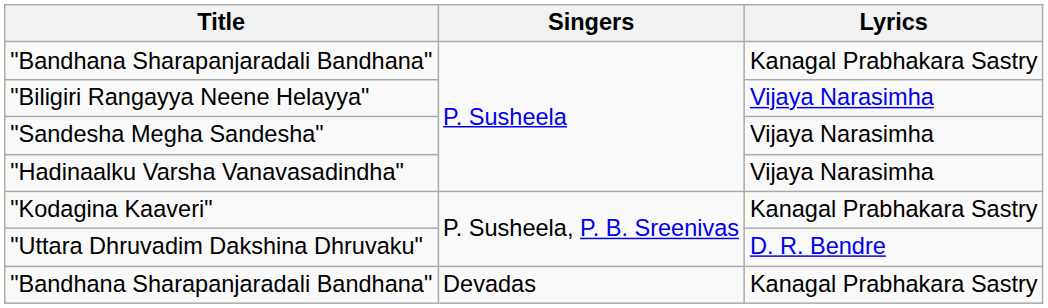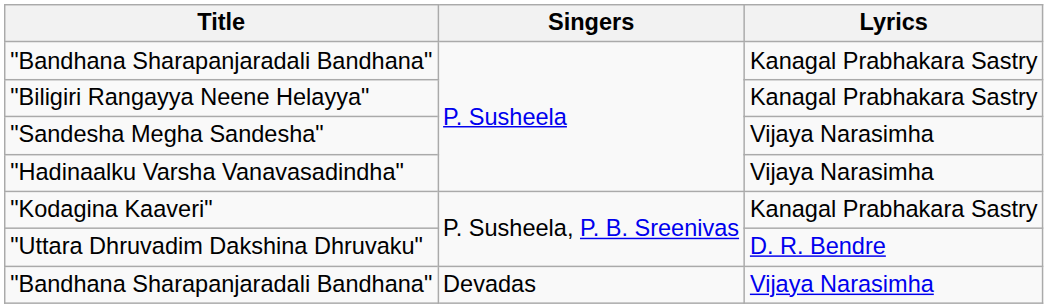(842, 97) Vijaya Narasimha -> (894, 97) Kanagal Prabhakara Sastry
(894, 284) Kanagal Prabhakara Sastry -> (842, 284) Vijaya Narasimha
